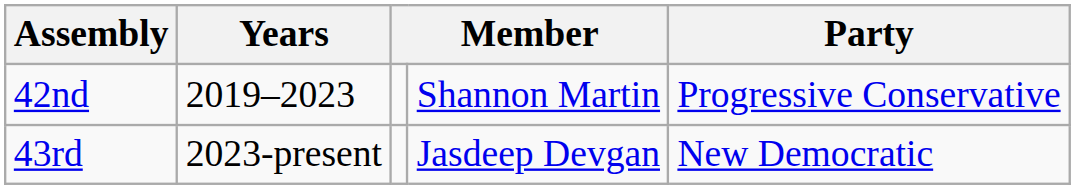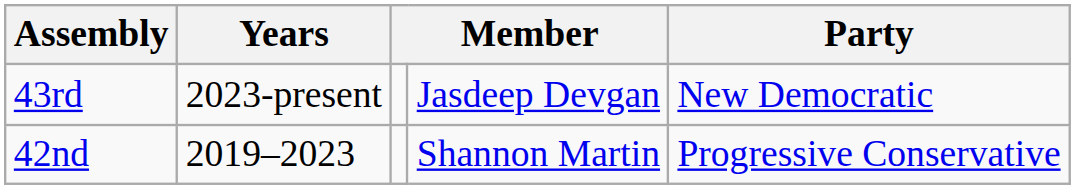rows swapped: (51, 93) <-> (48, 153)
